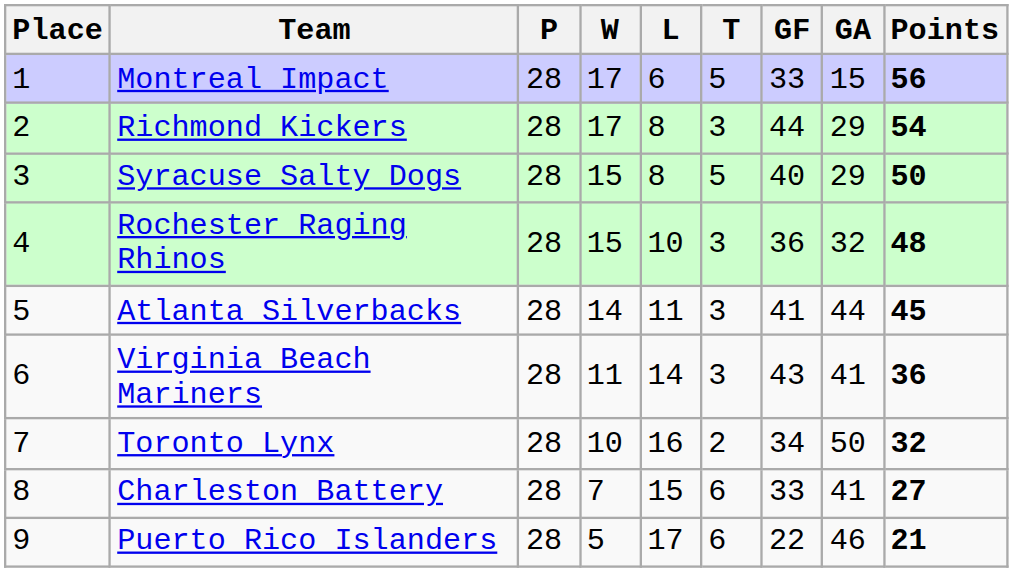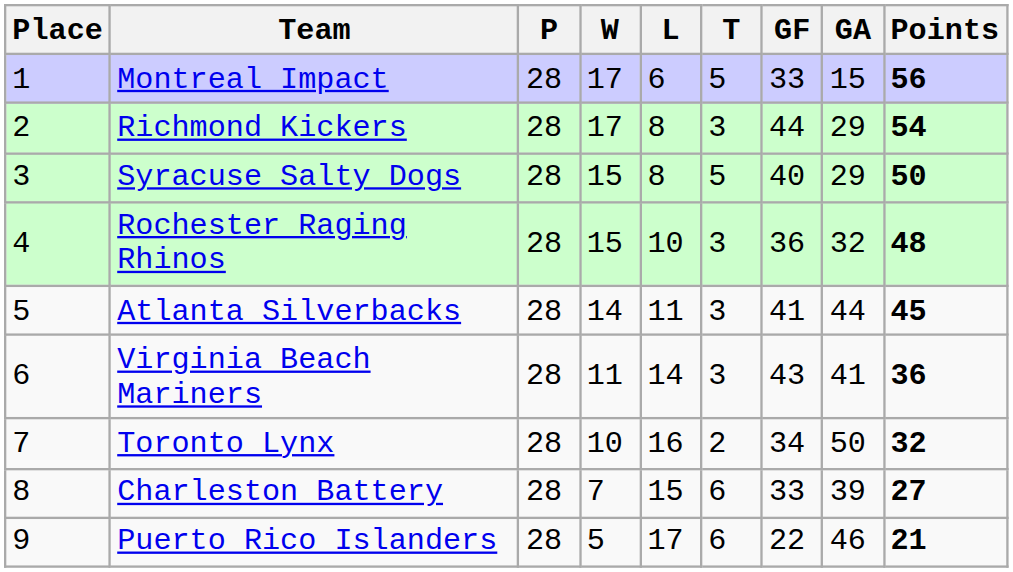(848, 493) 41 -> (848, 493) 39
